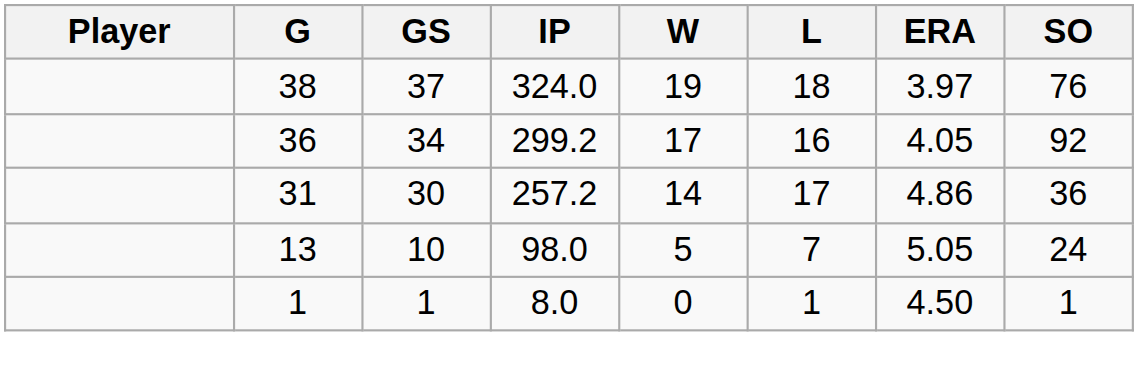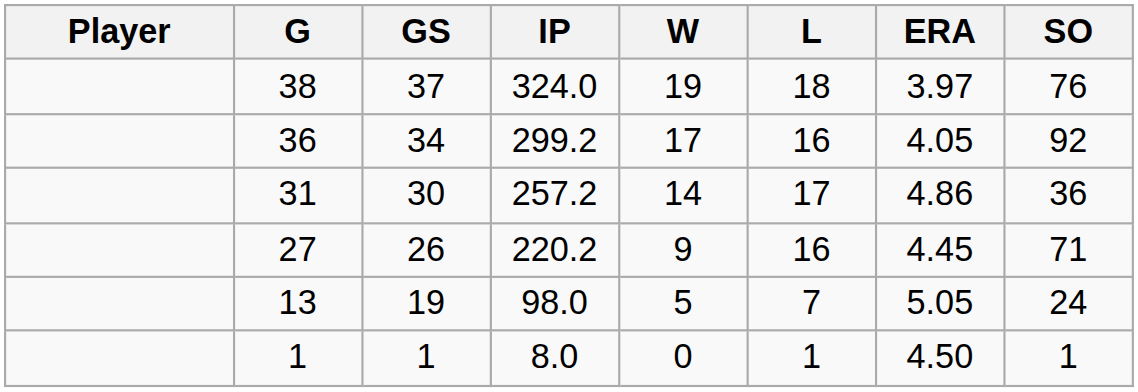+ row: (298, 248)
(426, 248) 10 -> (426, 303) 19
